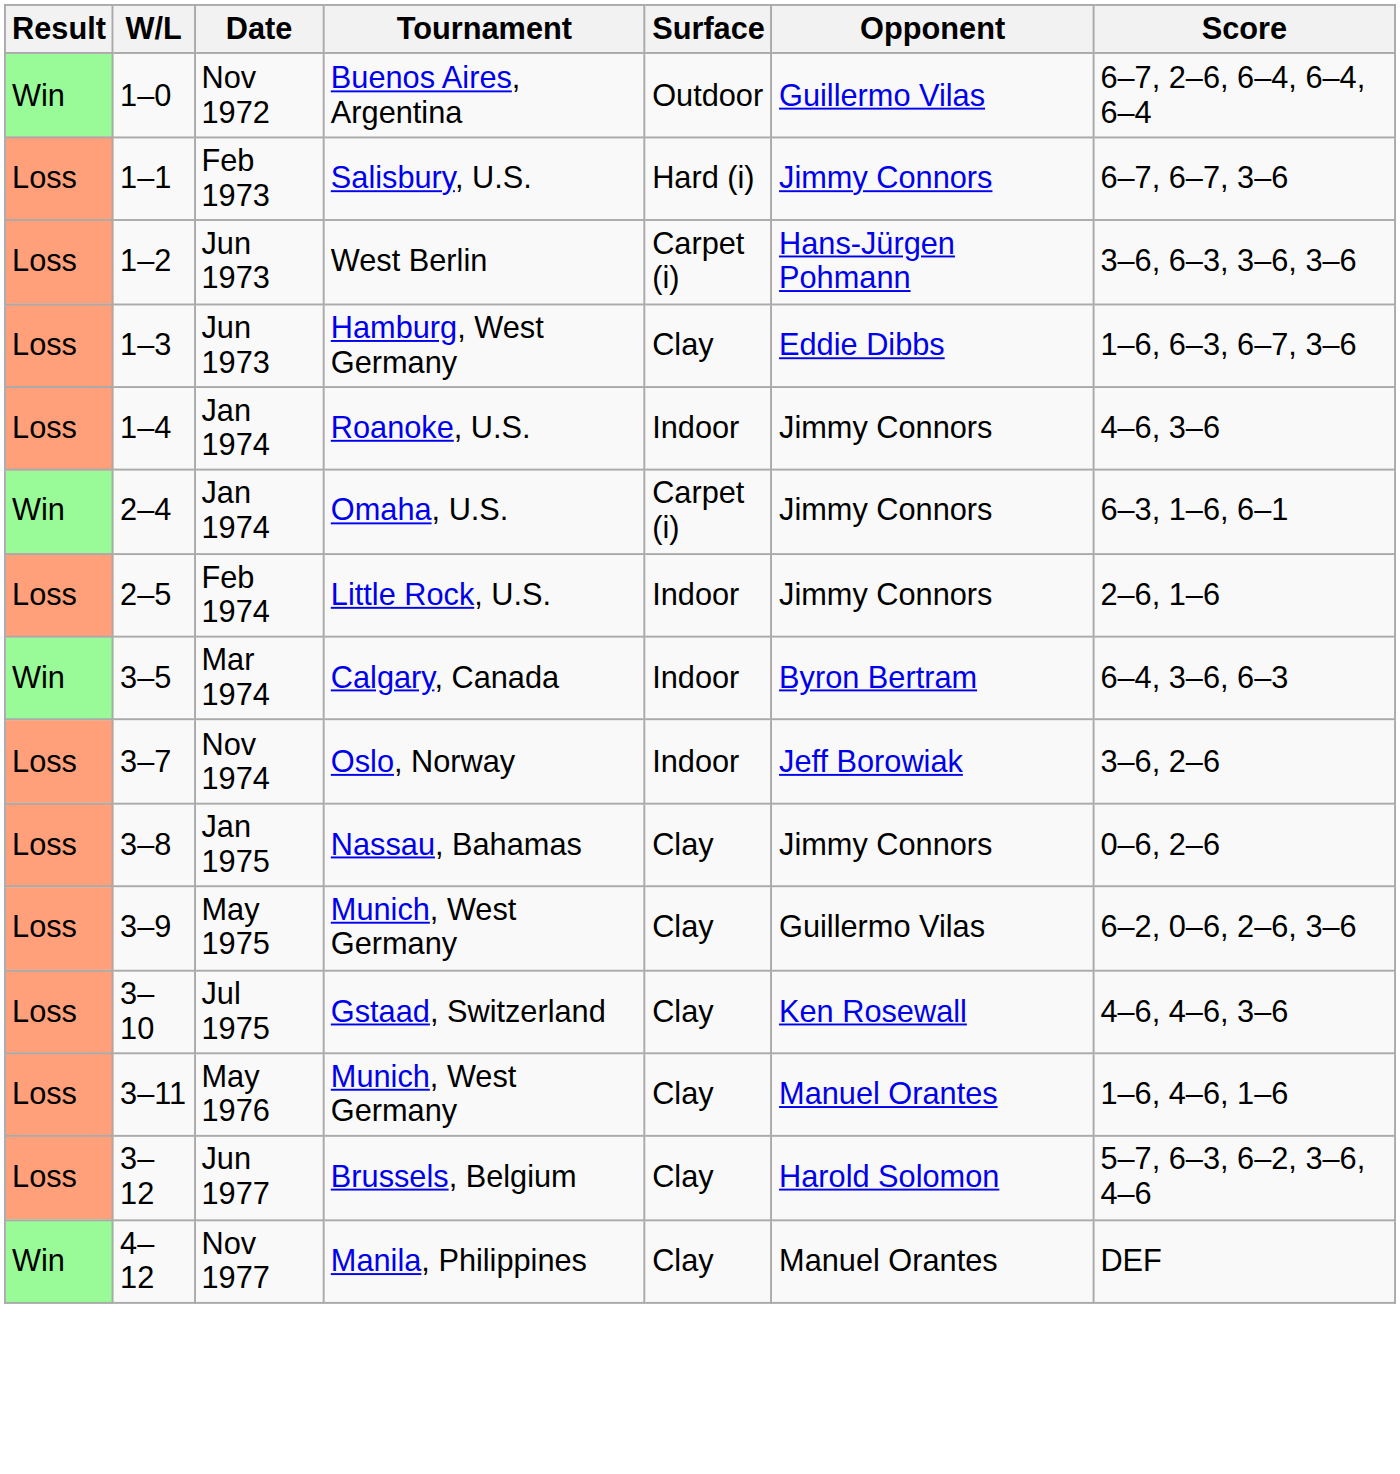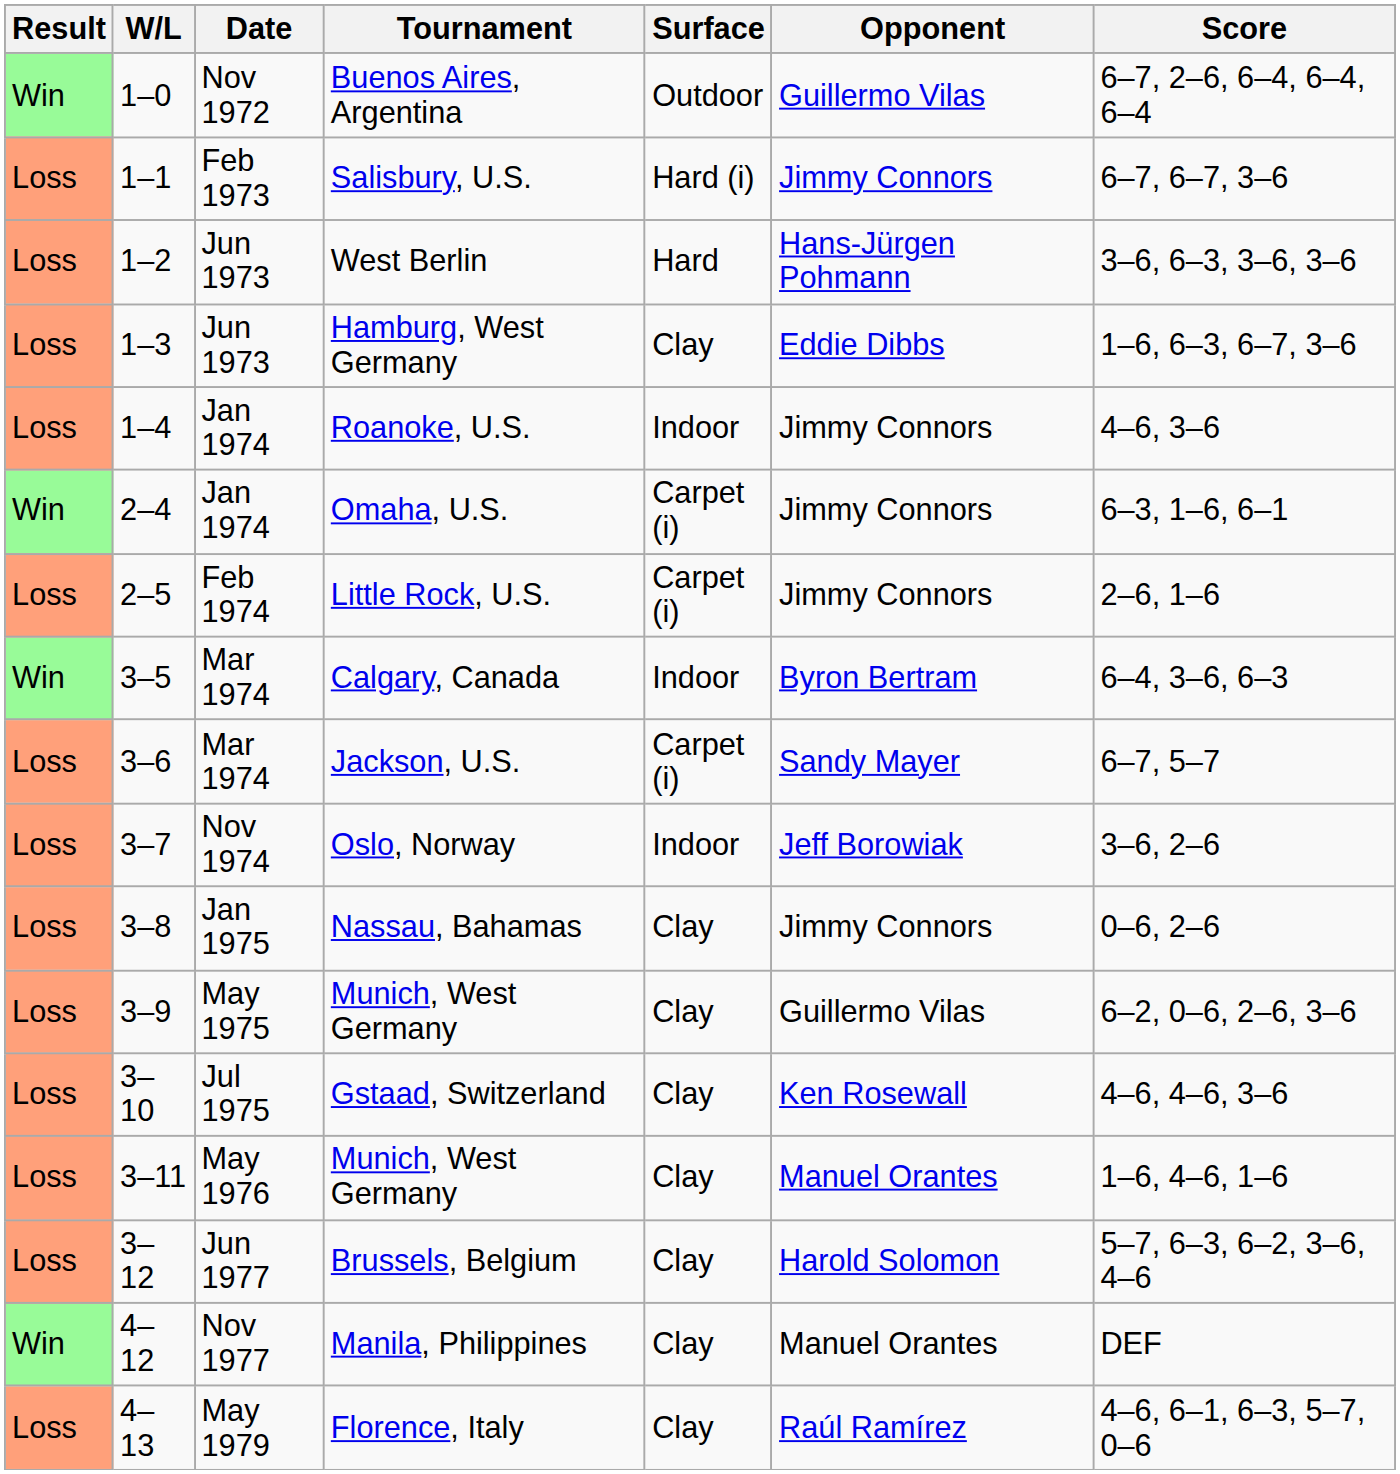(698, 261) Carpet (i) -> (685, 261) Hard
(696, 594) Indoor -> (698, 594) Carpet (i)
+ row: (146, 761)
+ row: (137, 1427)
